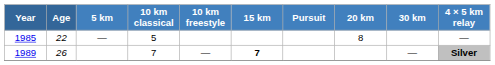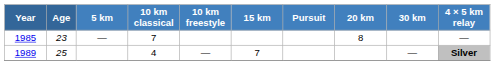(61, 38) 22 -> (61, 38) 23
(154, 38) 5 -> (154, 38) 7
(61, 53) 26 -> (61, 53) 25
(154, 53) 7 -> (154, 53) 4
(257, 53) bold -> (257, 53) normal
